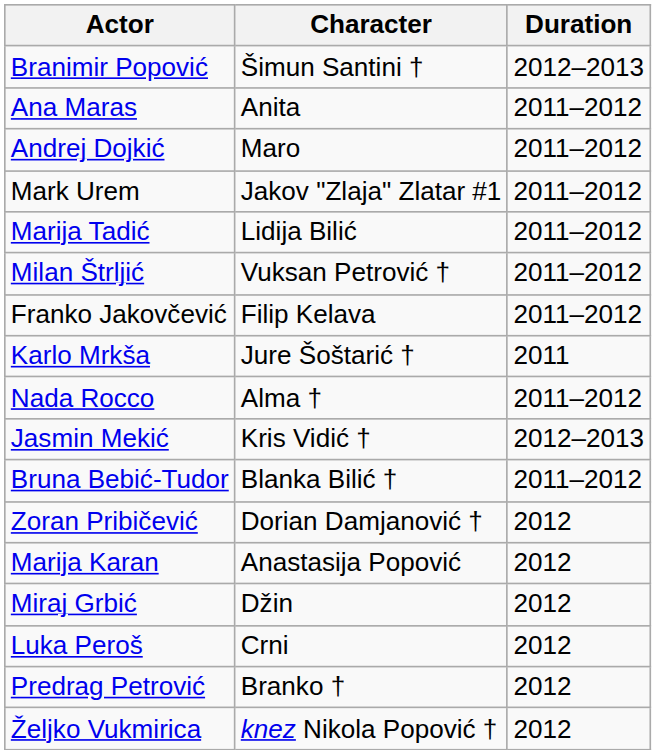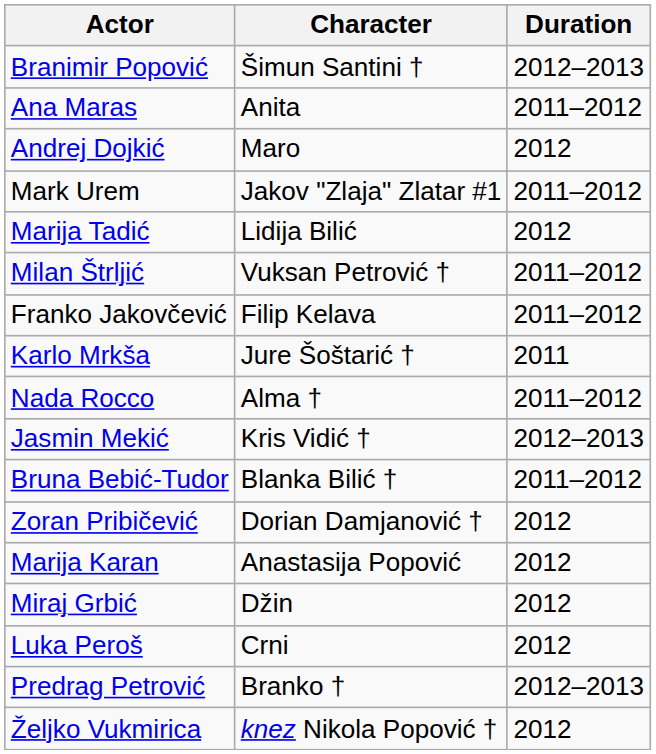(578, 149) 2011–2012 -> (542, 149) 2012
(578, 231) 2011–2012 -> (542, 231) 2012
(542, 686) 2012 -> (579, 686) 2012–2013
